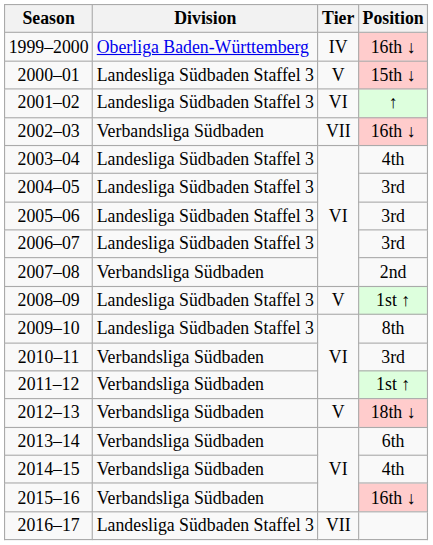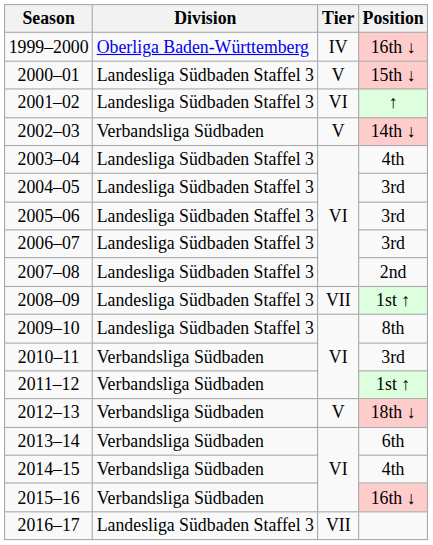(338, 131) VII -> (338, 131) V
(393, 131) 16th ↓ -> (393, 131) 14th ↓
(180, 272) Verbandsliga Südbaden -> (205, 272) Landesliga Südbaden Staffel 3
(338, 300) V -> (338, 300) VII
